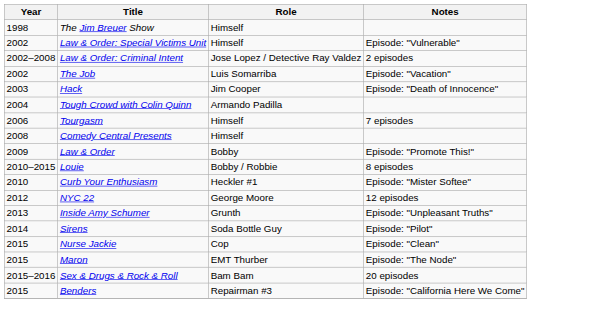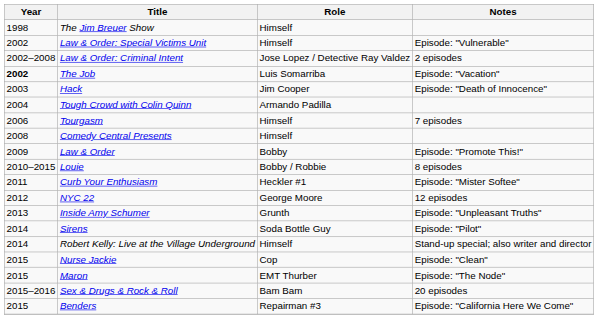(17, 74) normal -> (17, 74) bold
(17, 182) 2010 -> (17, 182) 2011
+ row: (157, 244)
